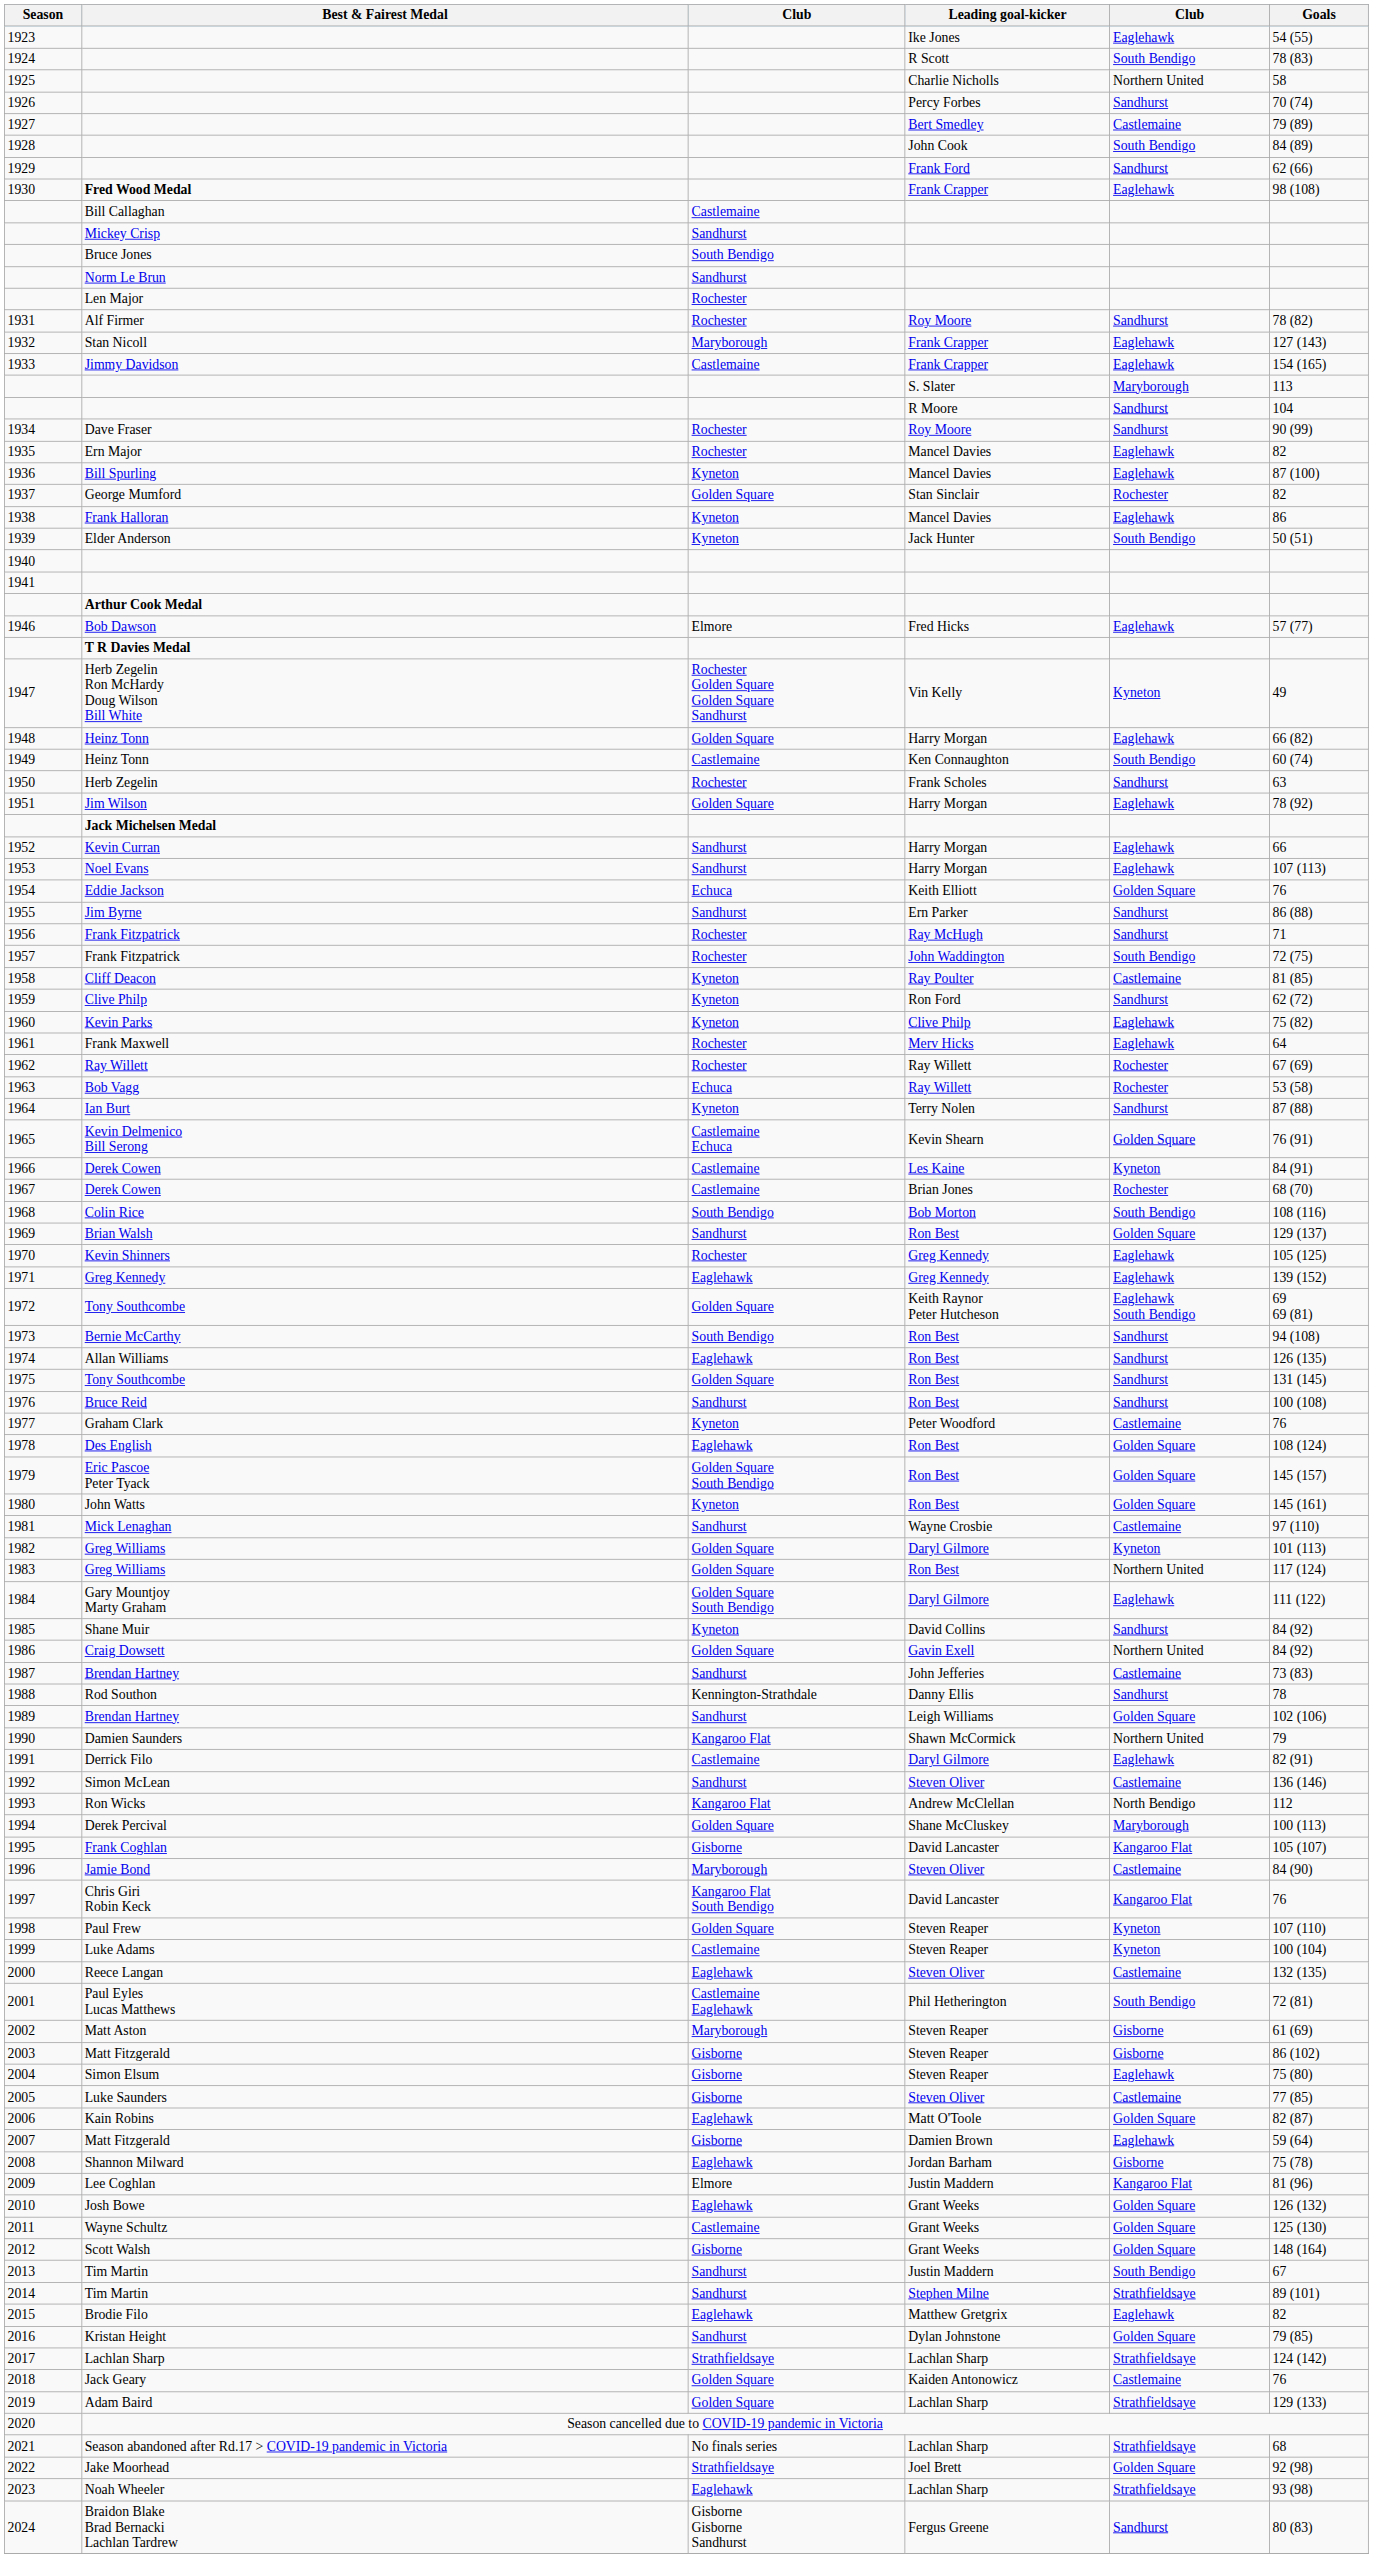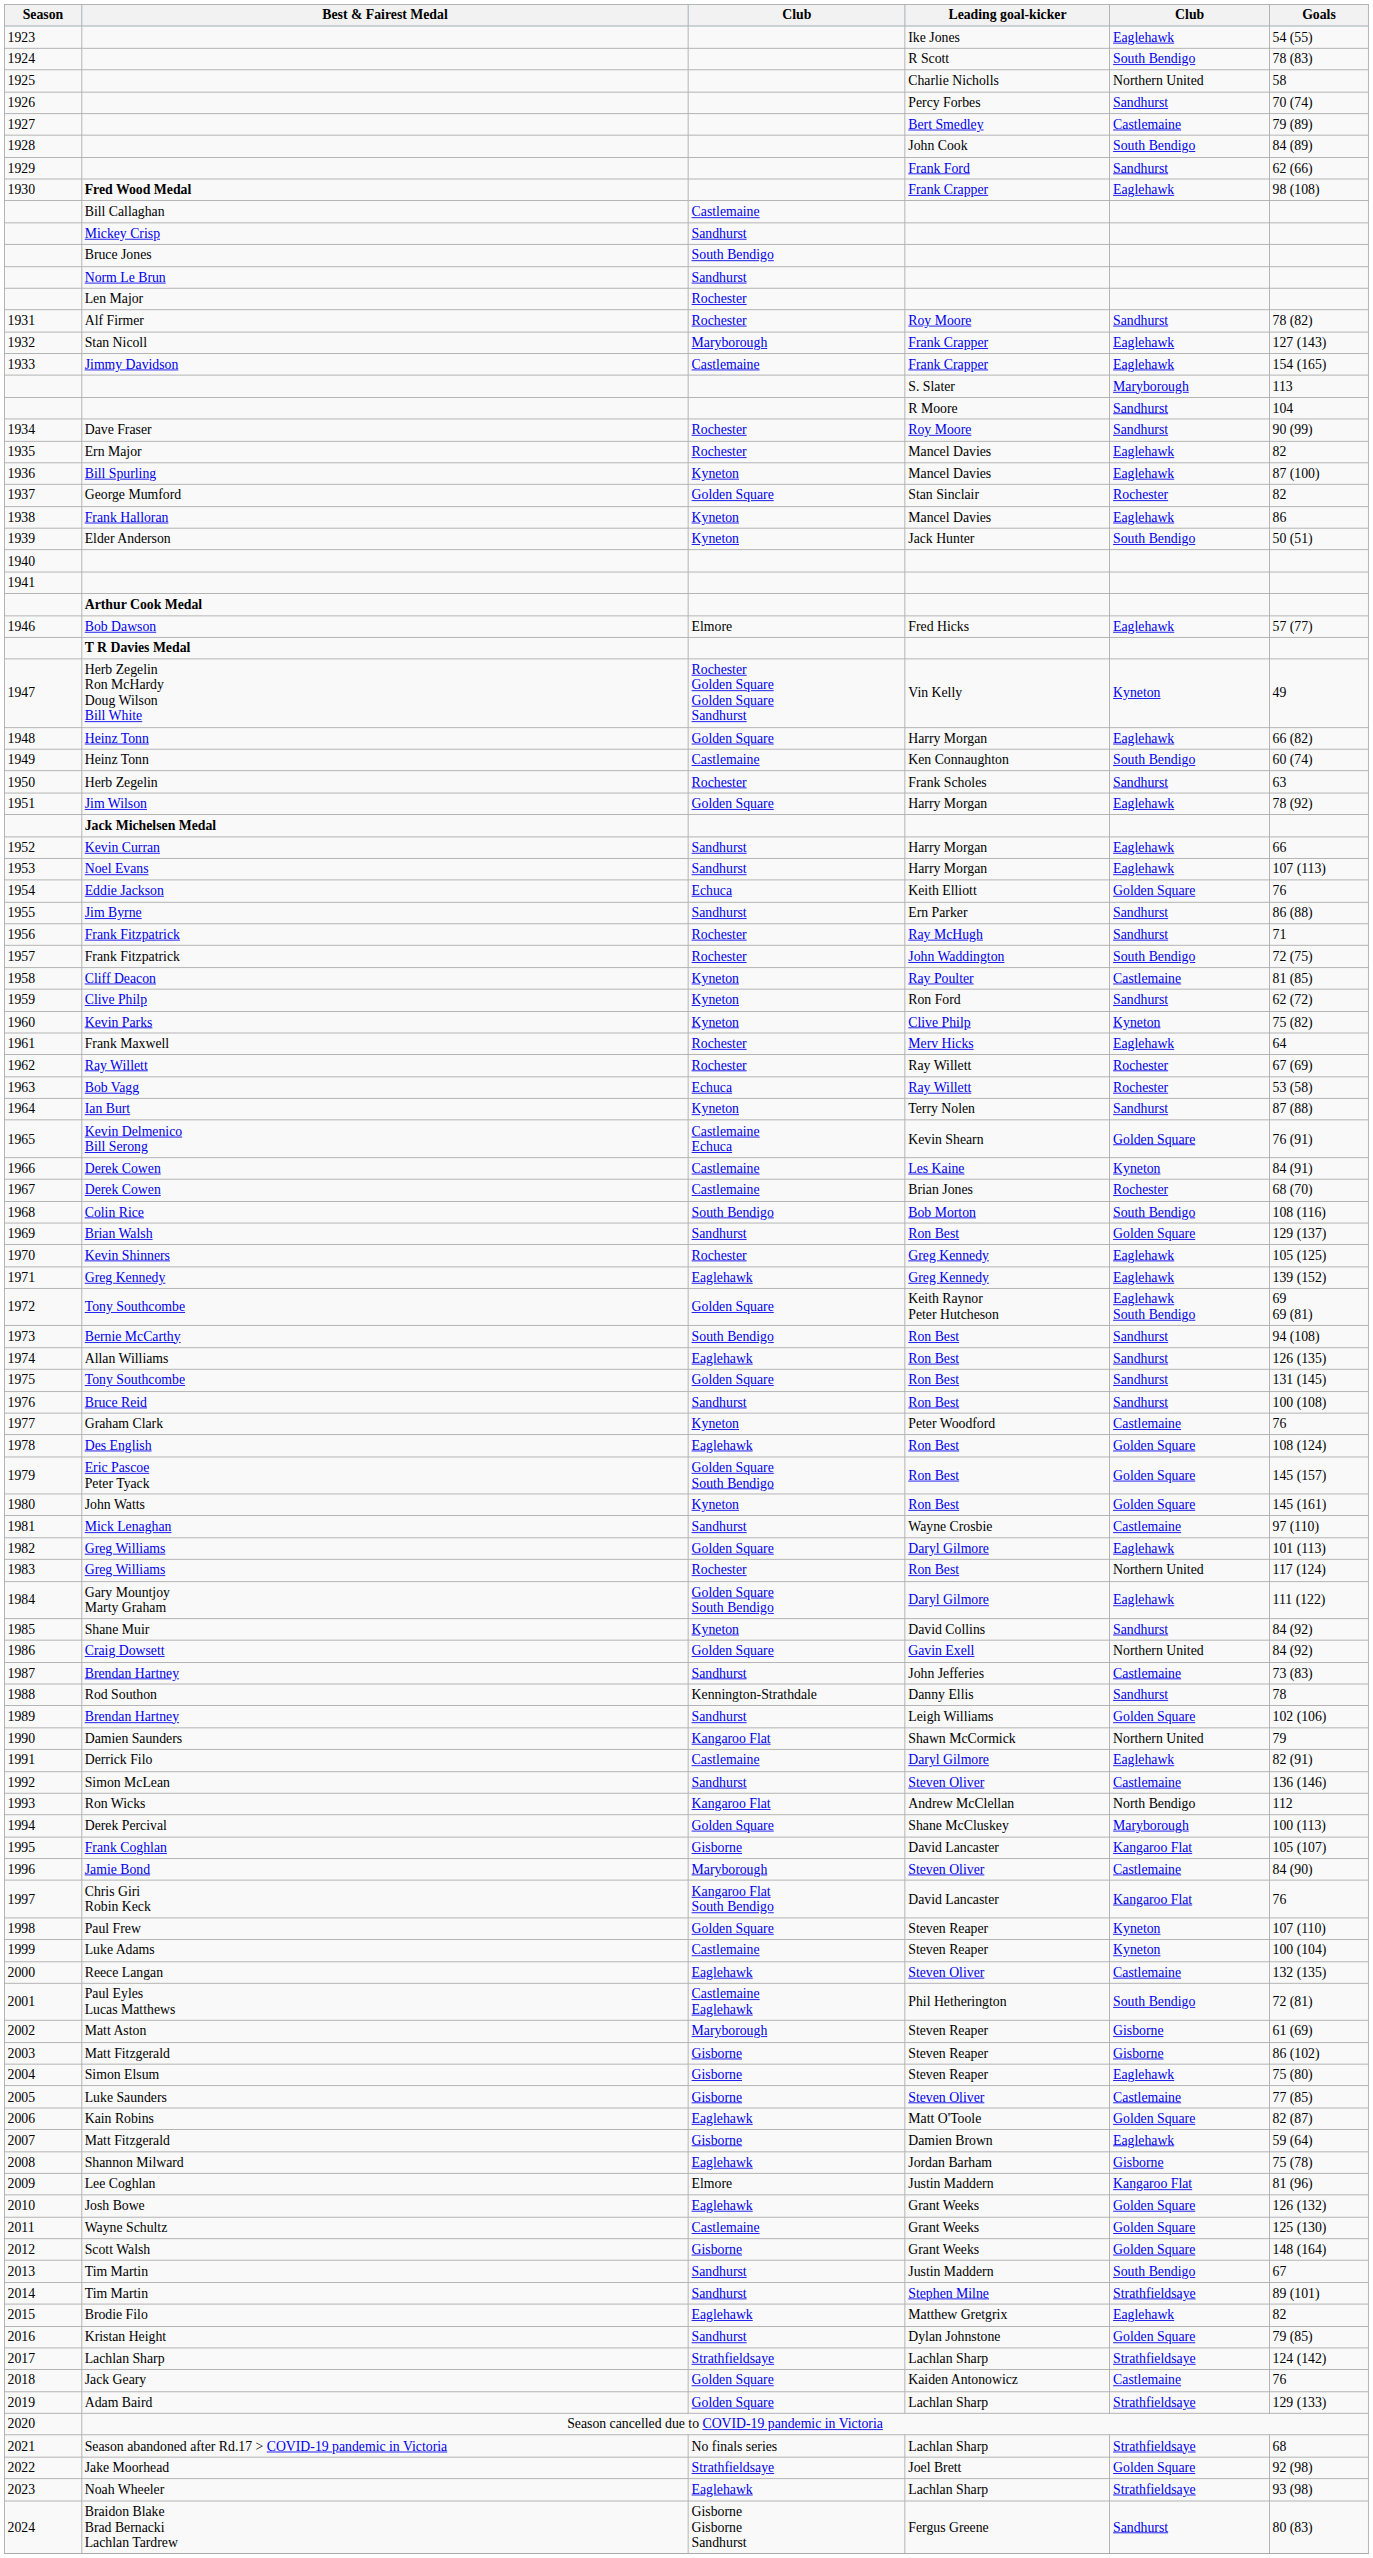(1144, 1022) Eaglehawk -> (1137, 1022) Kyneton
(1137, 1548) Kyneton -> (1144, 1548) Eaglehawk
(733, 1570) Golden Square -> (719, 1570) Rochester
